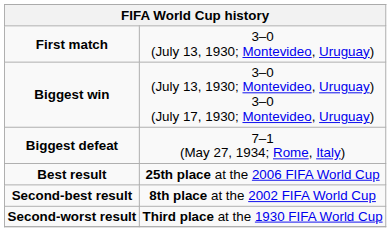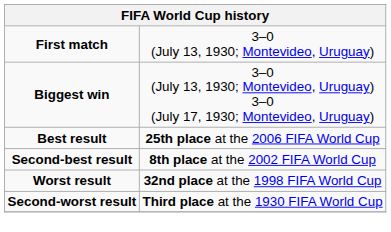- row: (72, 146)
+ row: (72, 181)
